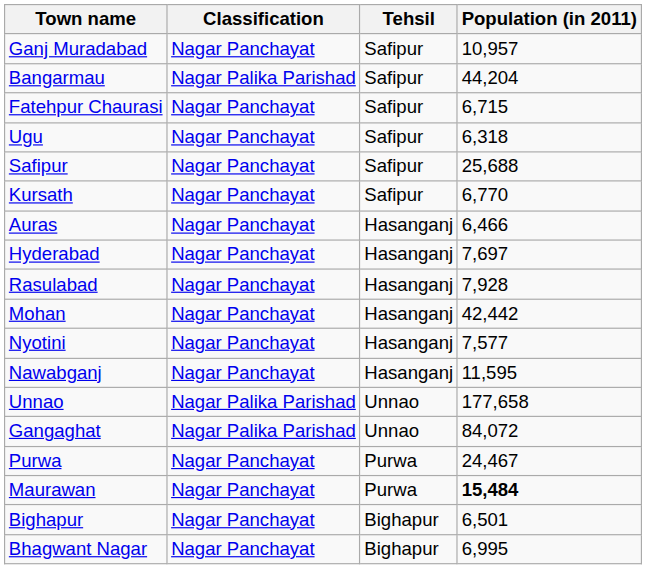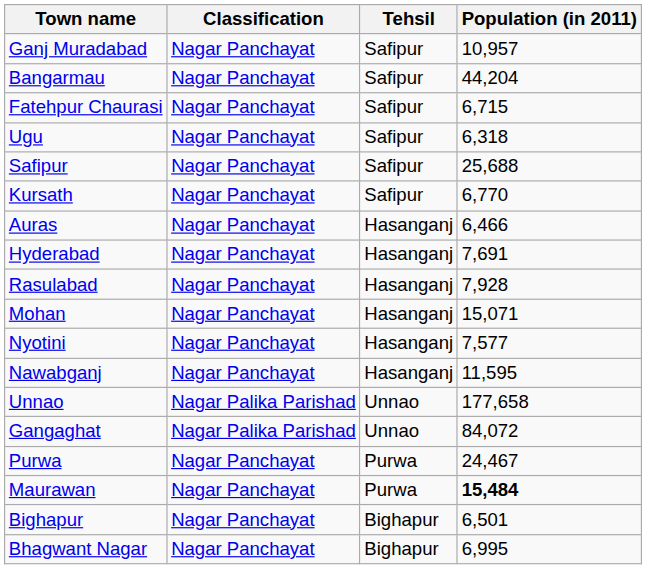(263, 78) Nagar Palika Parishad -> (243, 78) Nagar Panchayat
(485, 254) 7,697 -> (485, 254) 7,691
(490, 313) 42,442 -> (490, 313) 15,071
